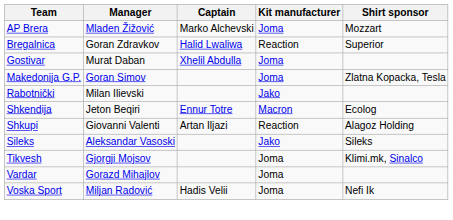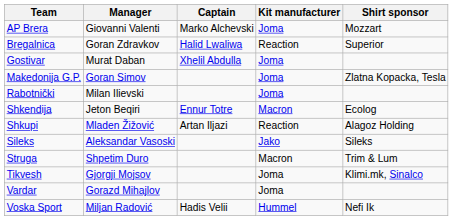(120, 28) Mladen Žižović -> (123, 28) Giovanni Valenti
(269, 93) Jako -> (271, 93) Joma
(123, 126) Giovanni Valenti -> (120, 126) Mladen Žižović
+ row: (22, 158)
(271, 191) Joma -> (277, 207) Hummel
